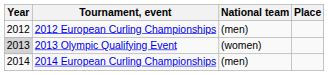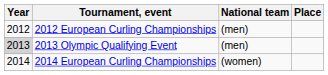(241, 45) (women) -> (235, 45) (men)
(235, 62) (men) -> (241, 62) (women)
